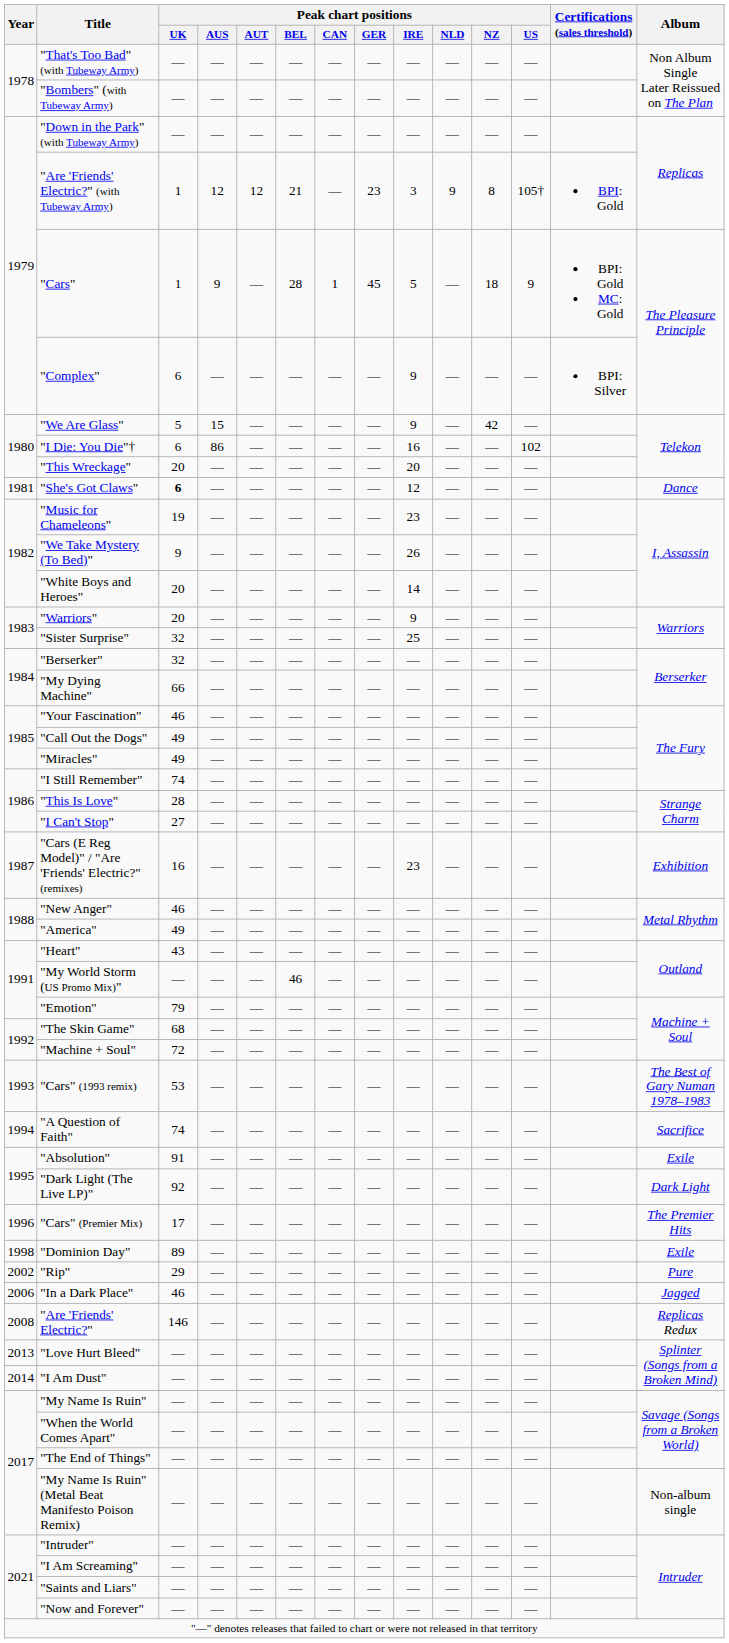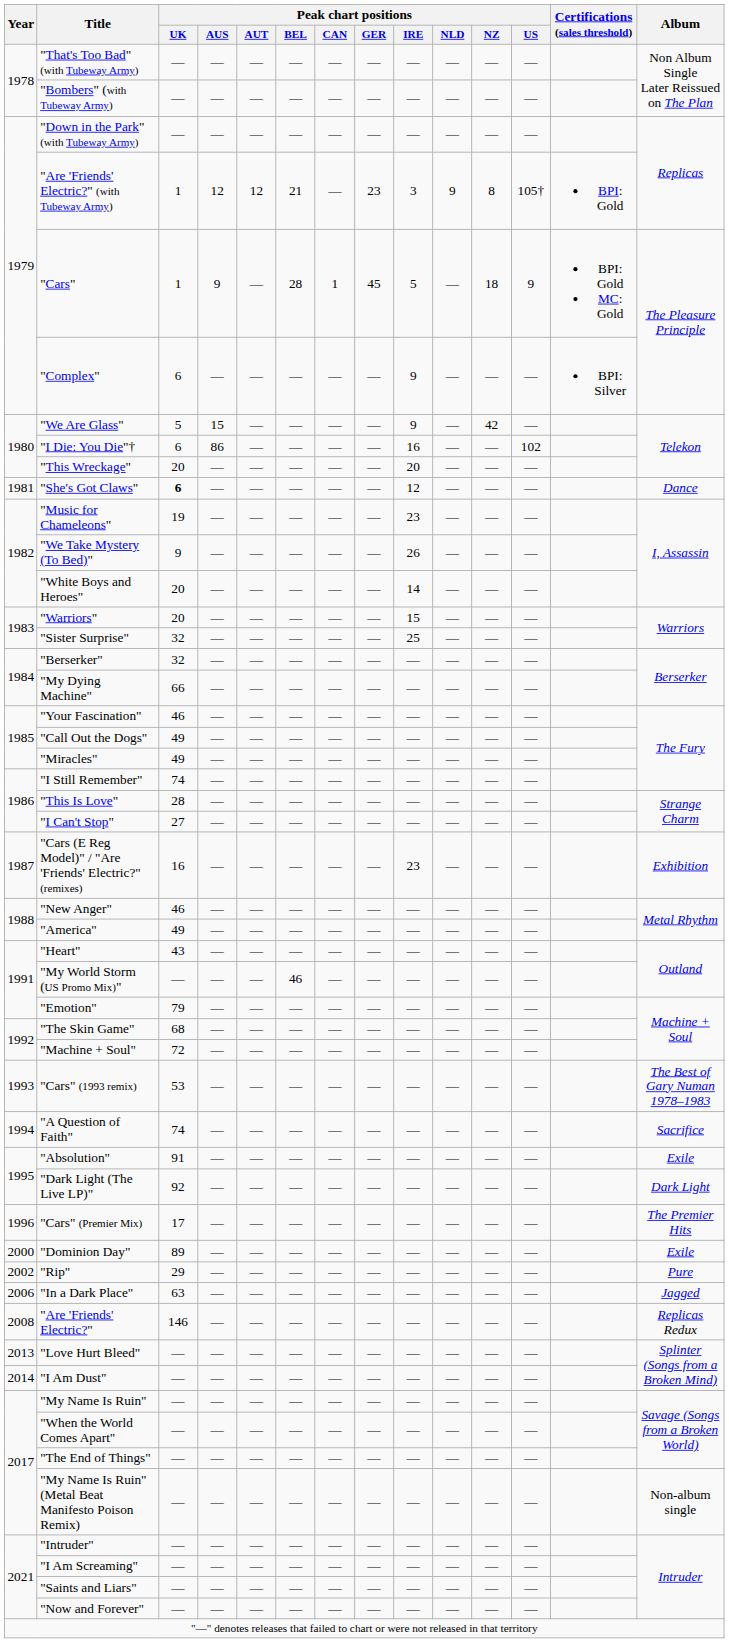(413, 617) 9 -> (413, 617) 15
(21, 1251) 1998 -> (21, 1251) 2000
(178, 1293) 46 -> (178, 1293) 63
